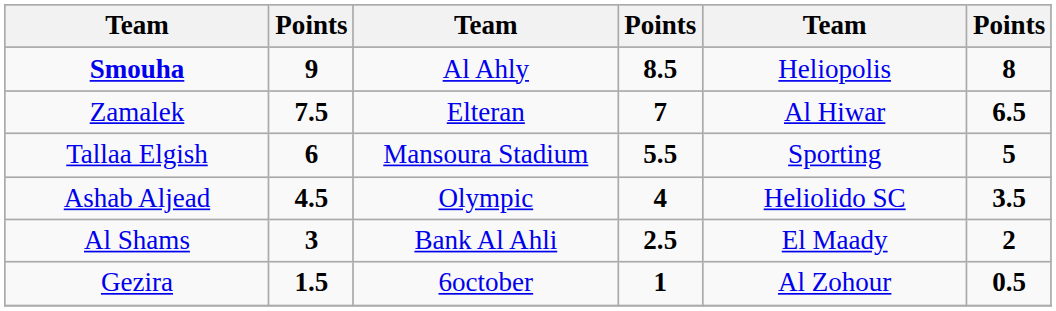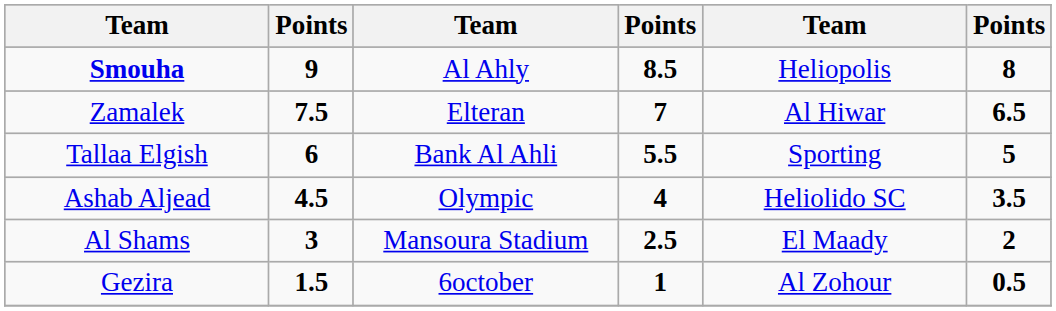(486, 154) Mansoura Stadium -> (486, 154) Bank Al Ahli
(486, 240) Bank Al Ahli -> (486, 240) Mansoura Stadium
